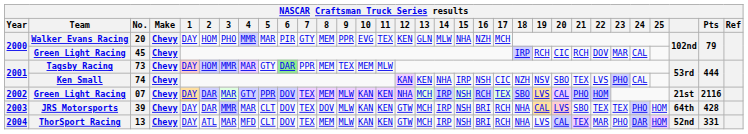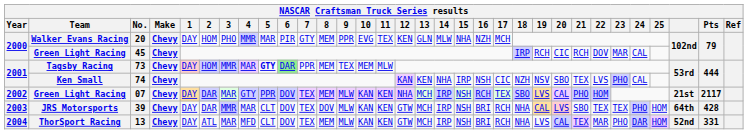(268, 66) normal -> (268, 66) bold
(711, 94) 2116 -> (711, 94) 2117
